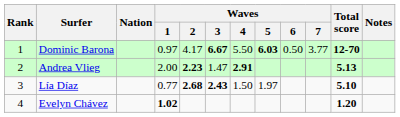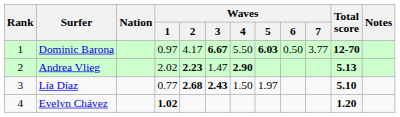(167, 67) 2.00 -> (167, 67) 2.02
(243, 67) 2.91 -> (243, 67) 2.90
